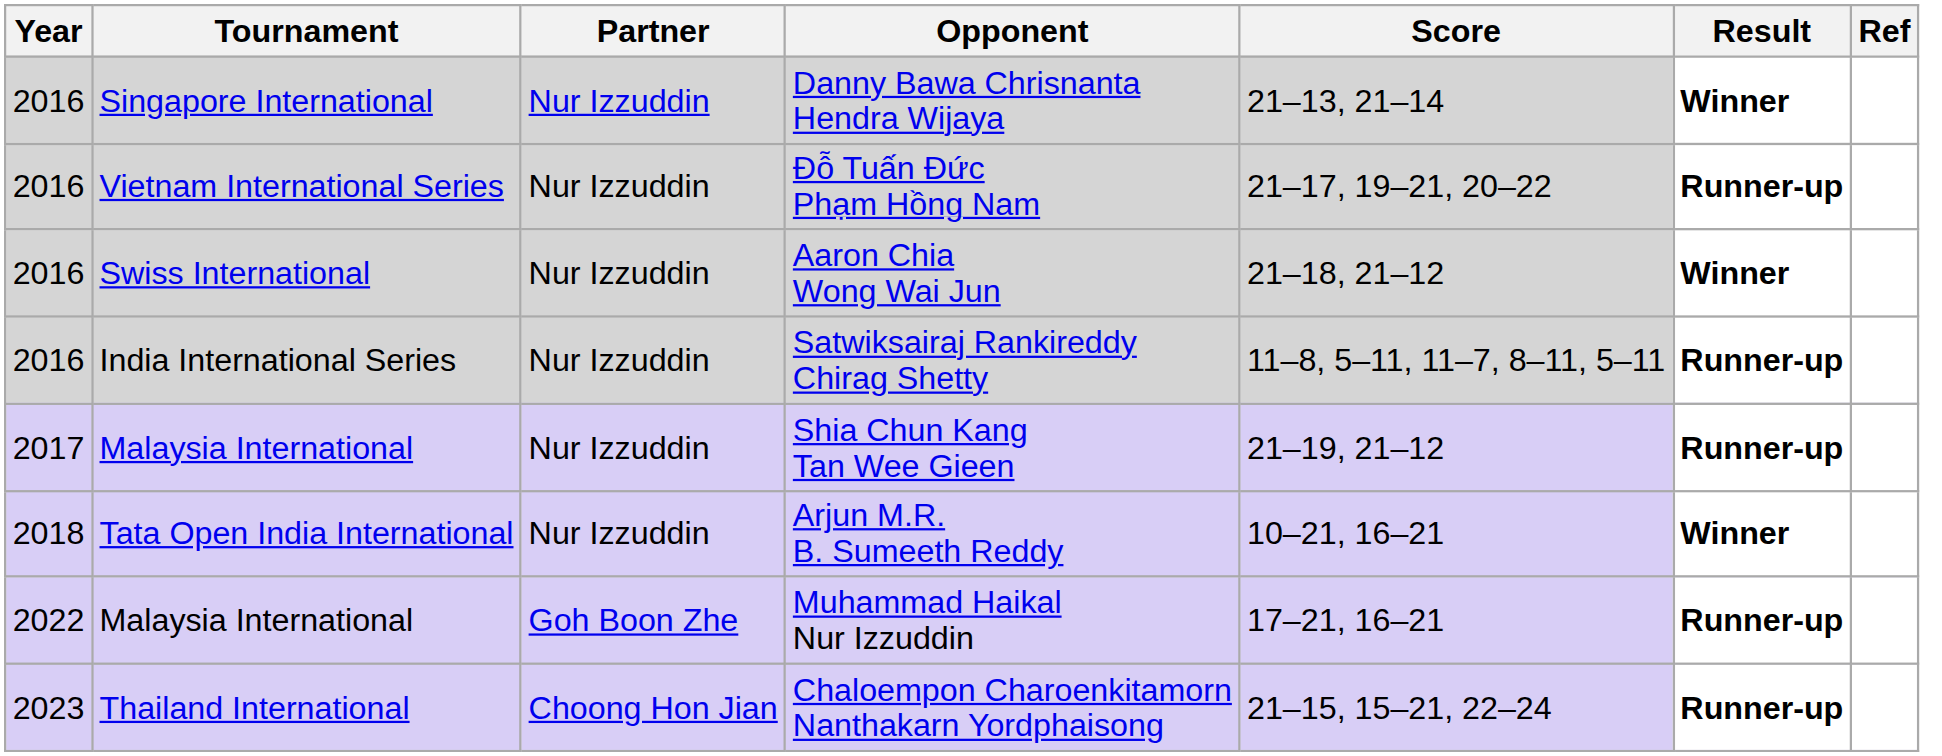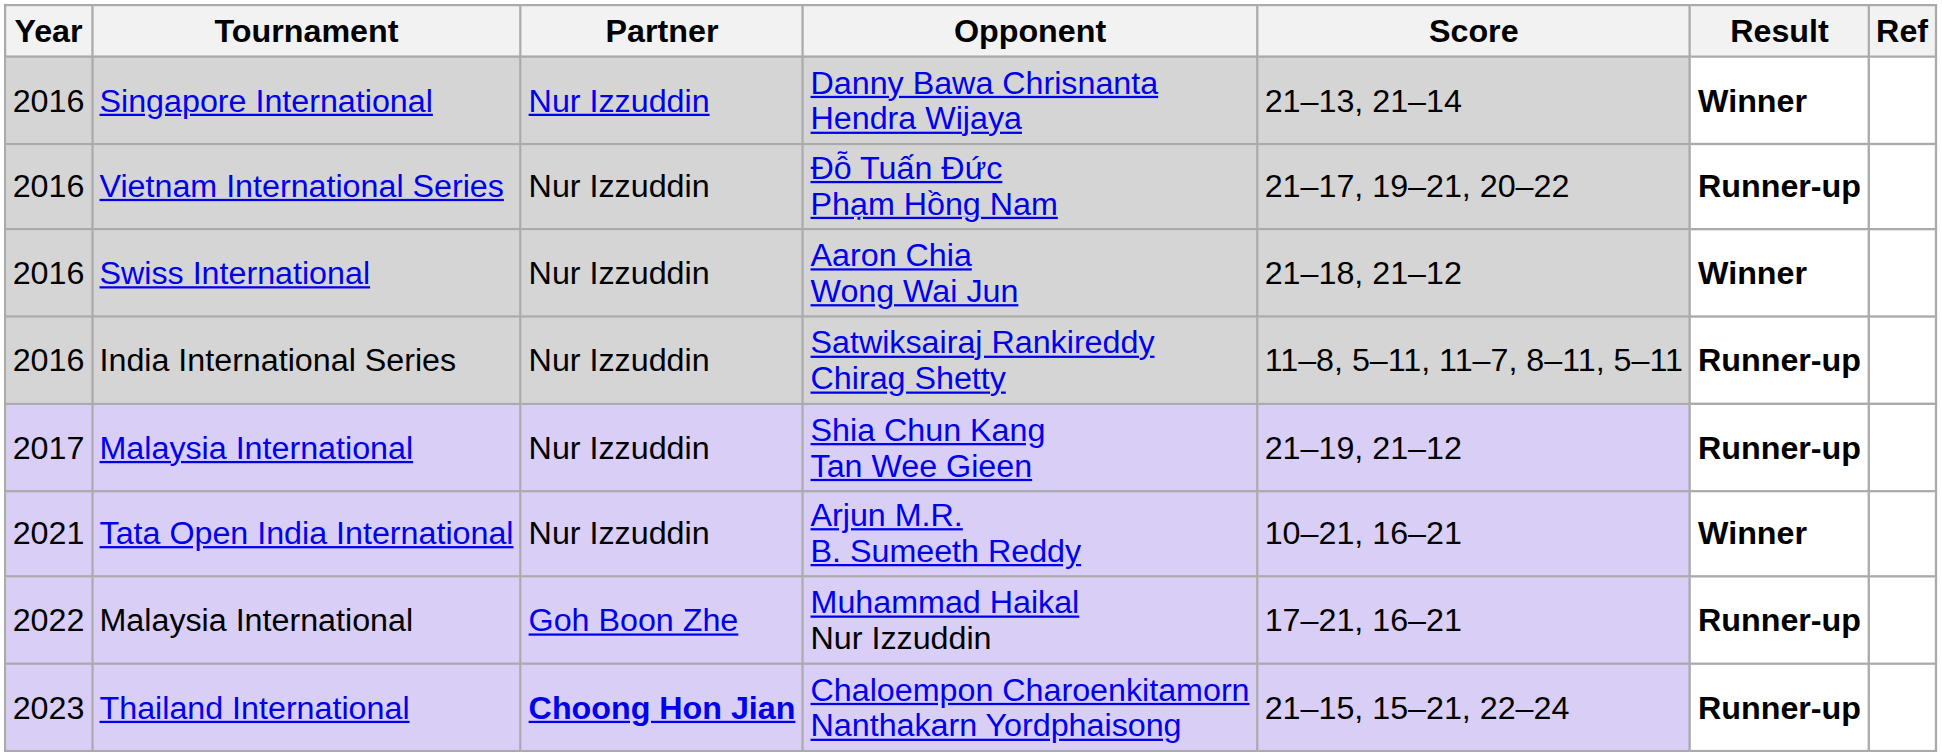(49, 534) 2018 -> (49, 534) 2021
(653, 707) normal -> (662, 707) bold
